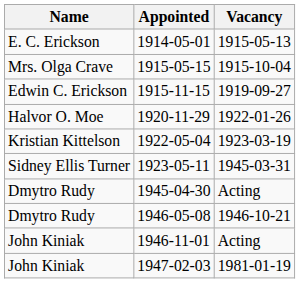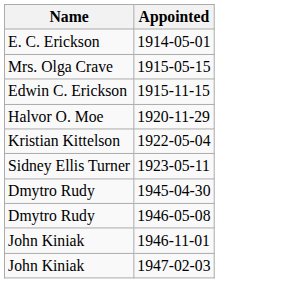- column: (254, 16)
